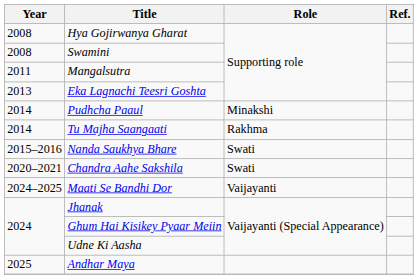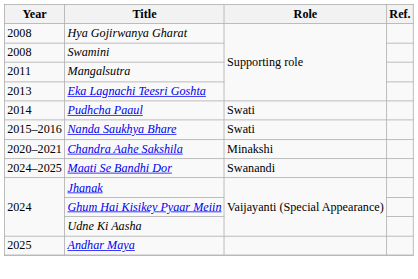(250, 110) Minakshi -> (241, 110) Swati
- row: (117, 129)
(241, 168) Swati -> (250, 149) Minakshi
(252, 187) Vaijayanti -> (251, 168) Swanandi
